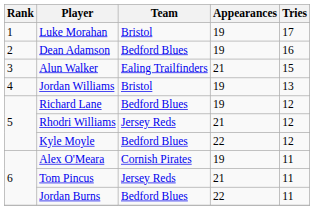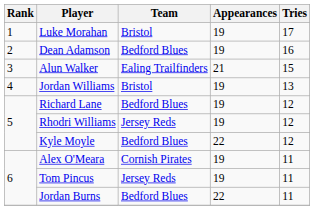(219, 123) 21 -> (219, 123) 19
(219, 178) 21 -> (219, 178) 19
